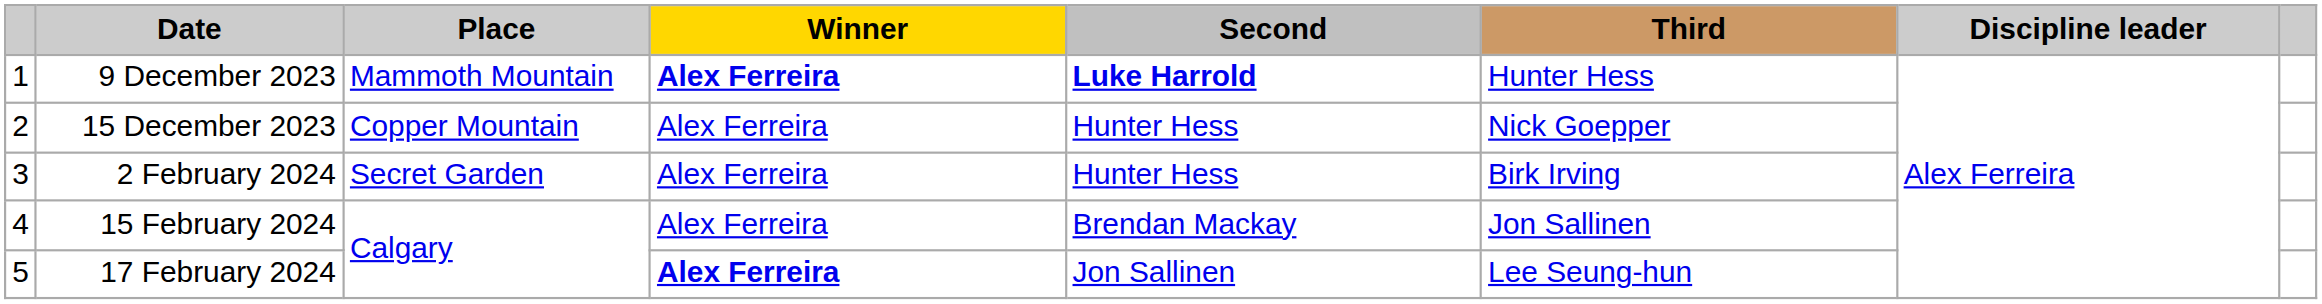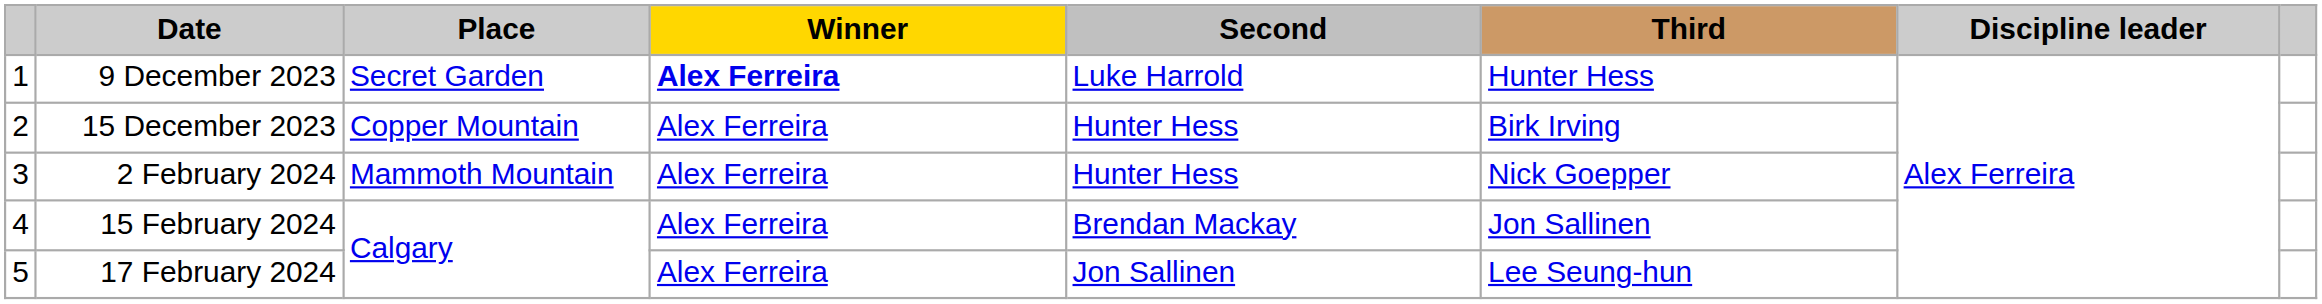(482, 77) Mammoth Mountain -> (447, 77) Secret Garden
(1165, 77) bold -> (1158, 77) normal
(1579, 126) Nick Goepper -> (1554, 126) Birk Irving
(447, 175) Secret Garden -> (482, 175) Mammoth Mountain
(1554, 175) Birk Irving -> (1579, 175) Nick Goepper
(748, 272) bold -> (742, 272) normal
